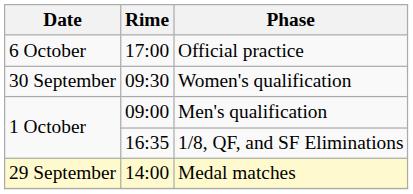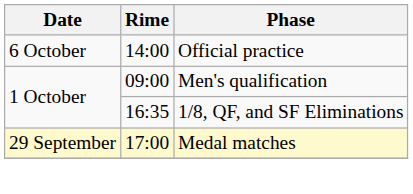(147, 50) 17:00 -> (147, 50) 14:00
- row: (265, 81)
(147, 173) 14:00 -> (147, 142) 17:00
